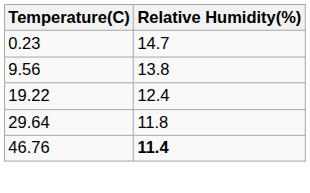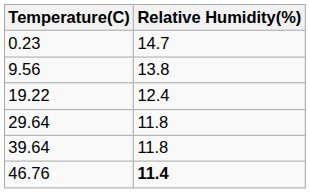+ row: (29, 148)
